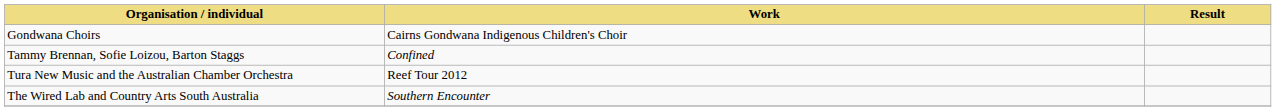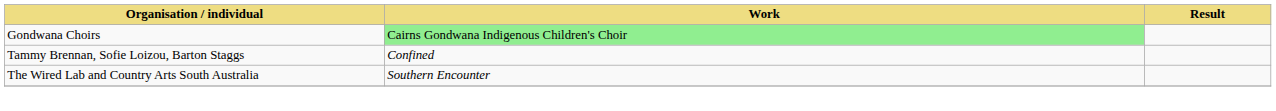(507, 34) no background -> (507, 34) lightgreen background
- row: (150, 75)
